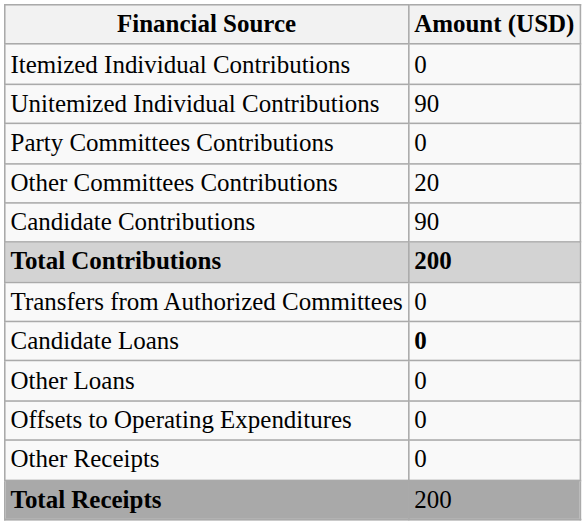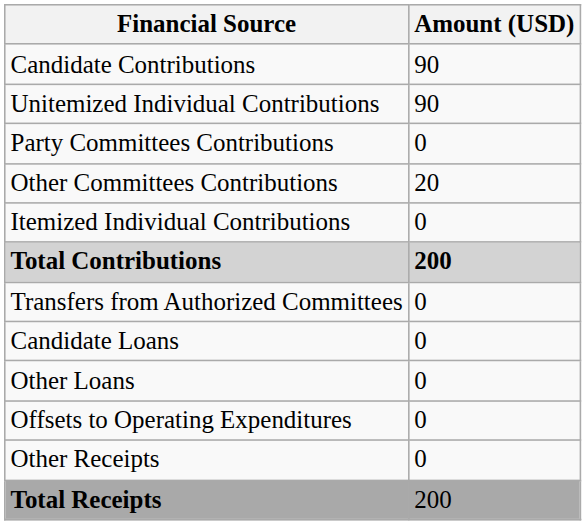rows swapped: (180, 63) <-> (133, 222)
(420, 340) bold -> (420, 340) normal
